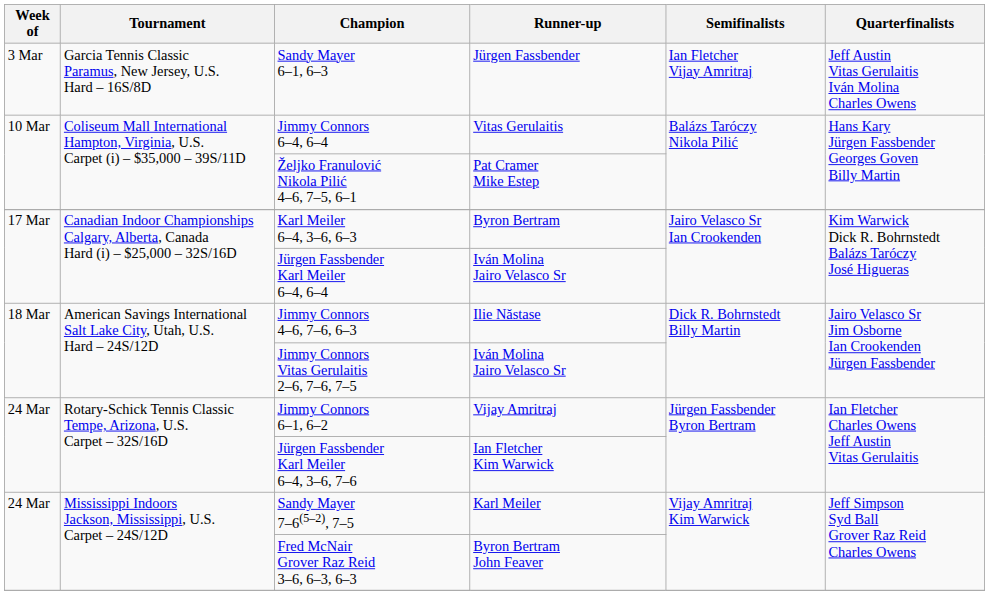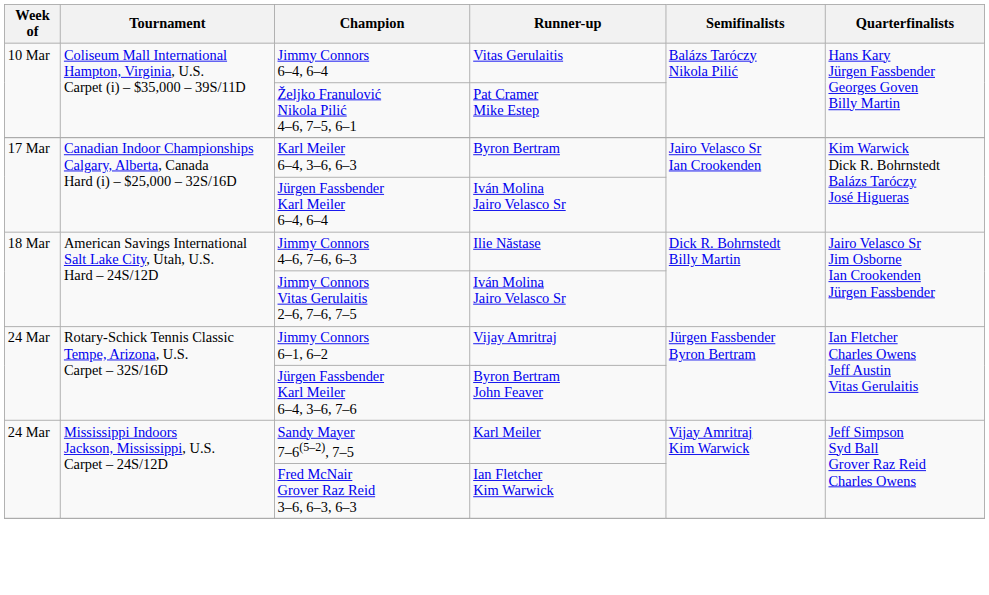- row: (316, 63)
(513, 456) Ian Fletcher Kim Warwick -> (517, 384) Byron Bertram John Feaver
(517, 554) Byron Bertram John Feaver -> (513, 483) Ian Fletcher Kim Warwick
